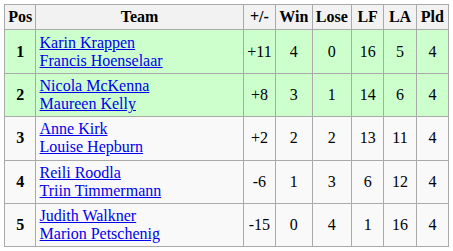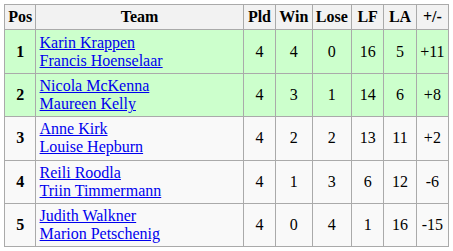columns swapped: (432, 17) <-> (259, 17)
